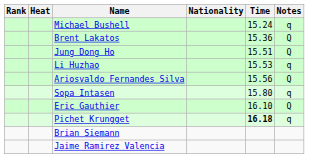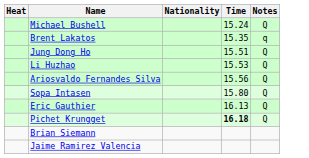- column: (16, 11)
(289, 25) q -> (265, 25) Q
(260, 38) 15.36 -> (236, 38) 15.35
(289, 38) Q -> (265, 38) q
(289, 65) q -> (265, 65) Q
(289, 92) q -> (265, 92) Q
(260, 106) 16.10 -> (236, 106) 16.13
(289, 120) q -> (265, 120) Q
